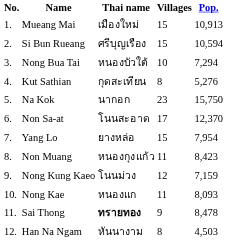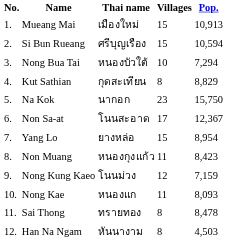(206, 81) 5,276 -> (206, 81) 8,829
(209, 118) 12,370 -> (209, 118) 12,367
(206, 137) 7,954 -> (206, 137) 8,954
(120, 213) bold -> (120, 213) normal
(160, 213) 9 -> (160, 213) 8
